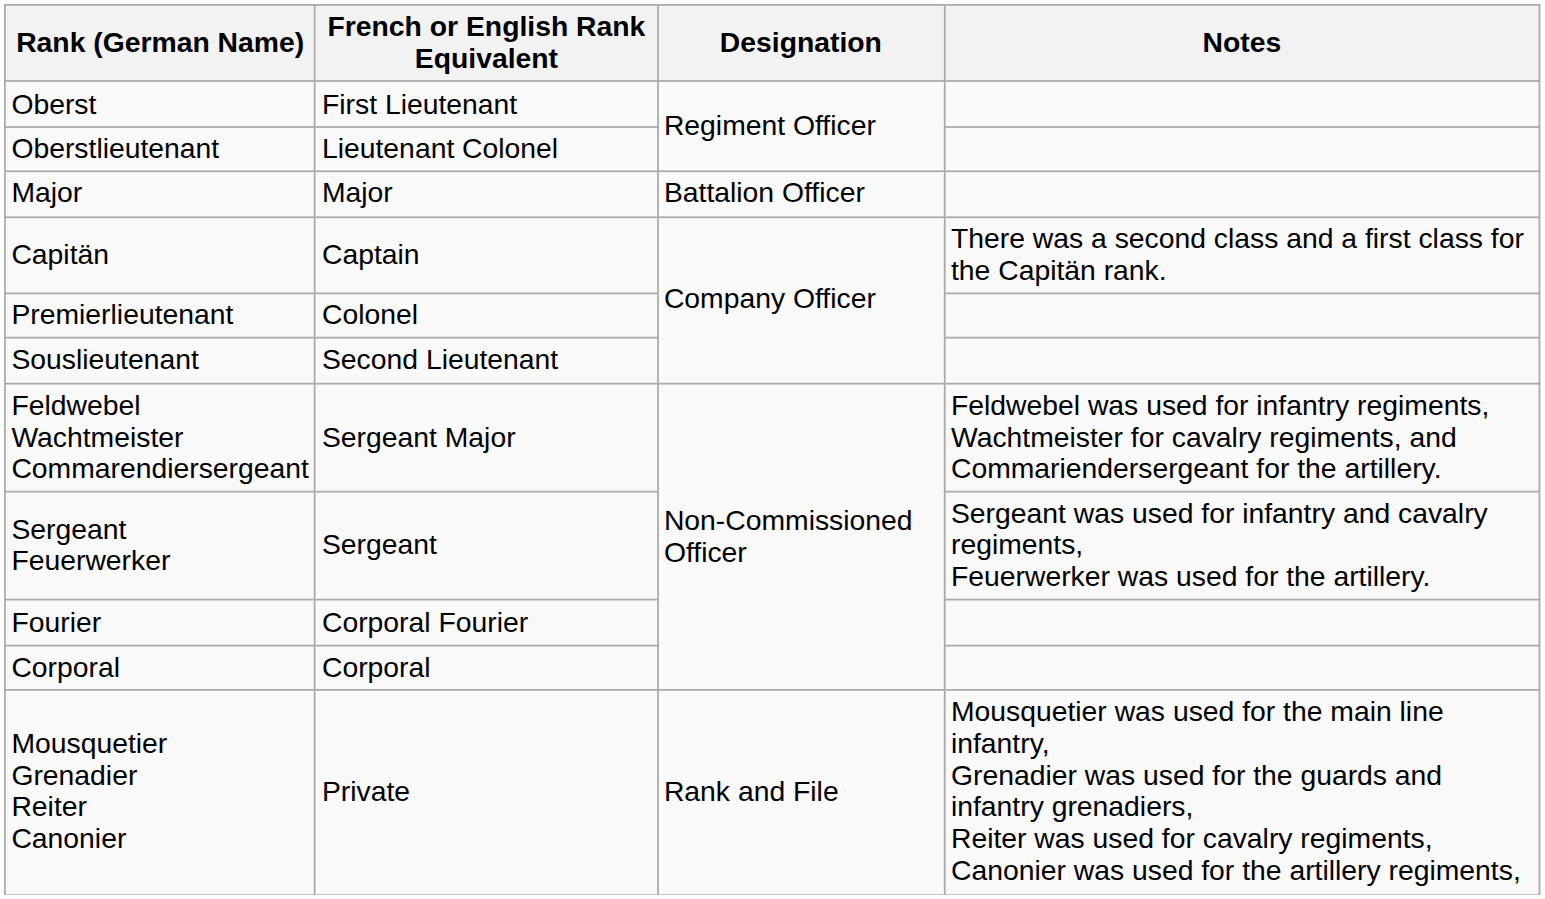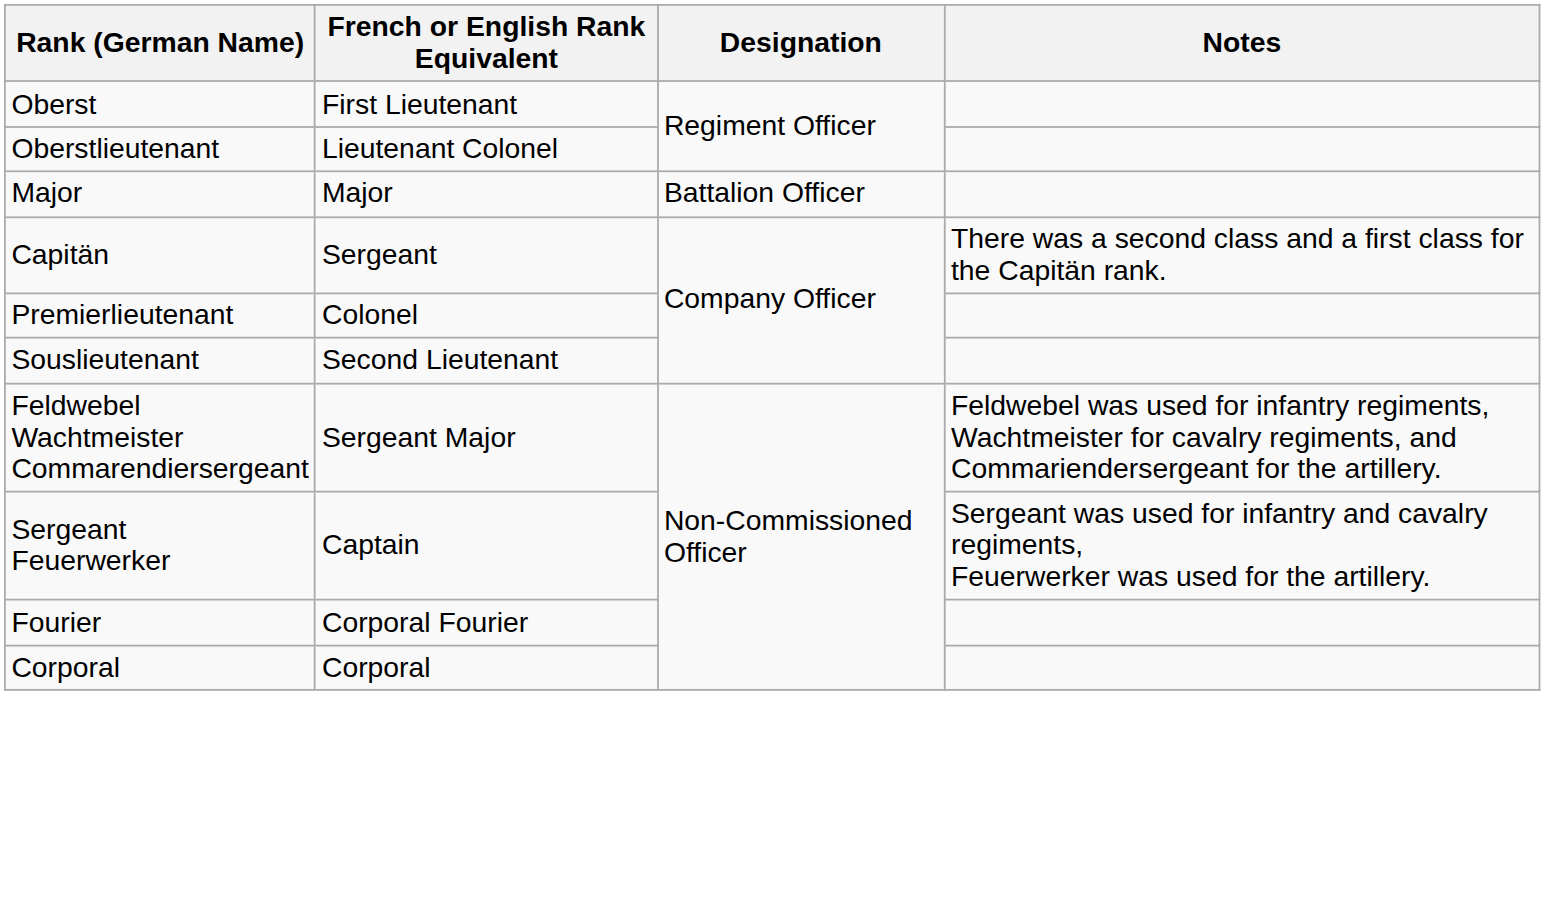(371, 254) Captain -> (379, 254) Sergeant
(379, 545) Sergeant -> (371, 545) Captain
- row: (89, 791)
